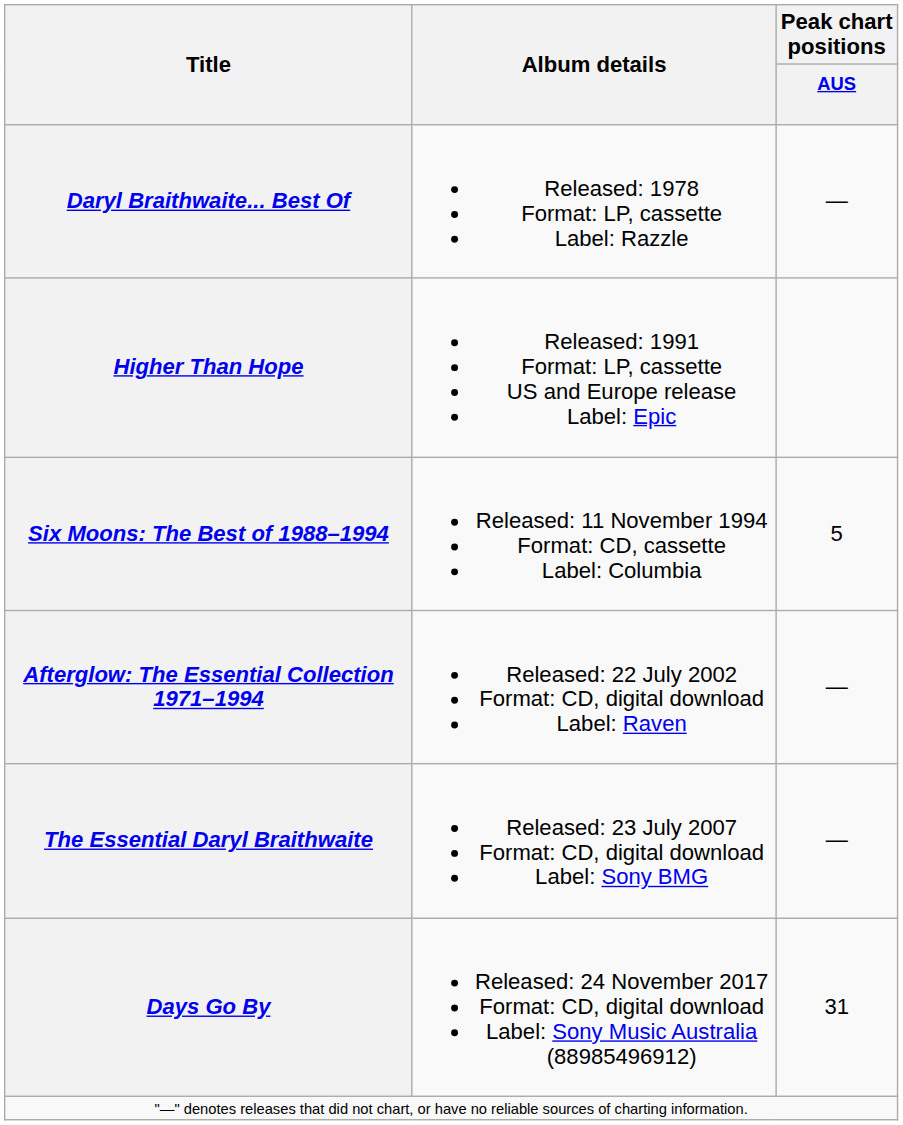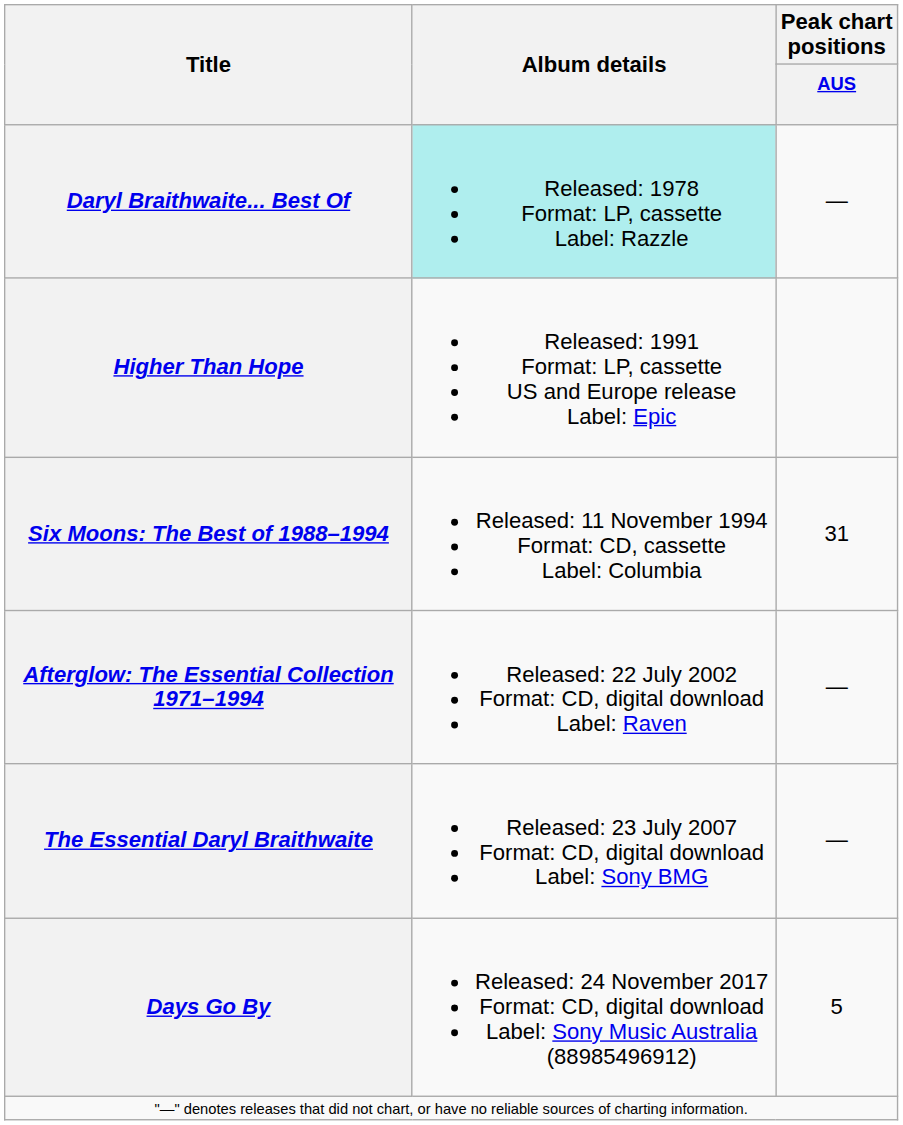(594, 214) no background -> (594, 214) paleturquoise background
(837, 533) 5 -> (837, 533) 31
(837, 1006) 31 -> (837, 1006) 5
